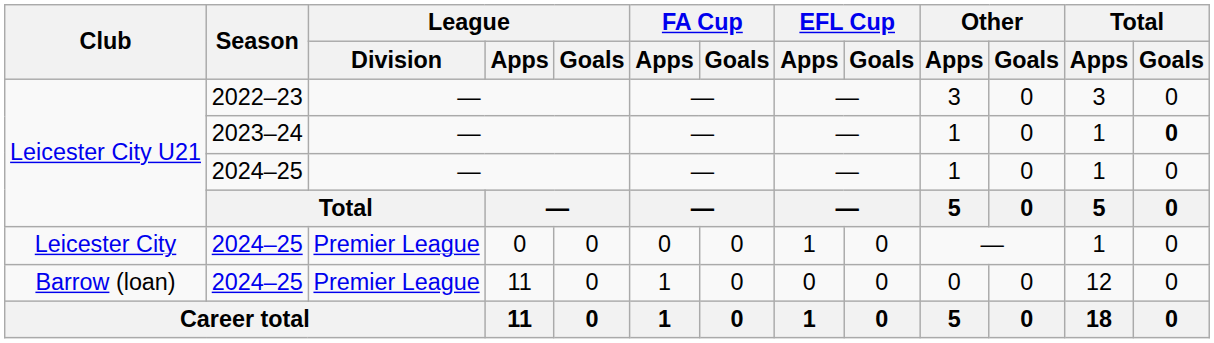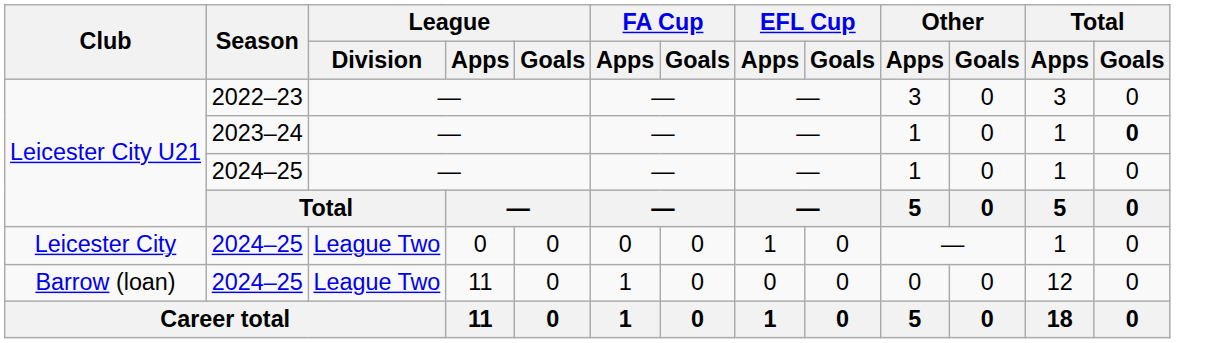(397, 245) Premier League -> (377, 245) League Two
(397, 282) Premier League -> (377, 282) League Two
